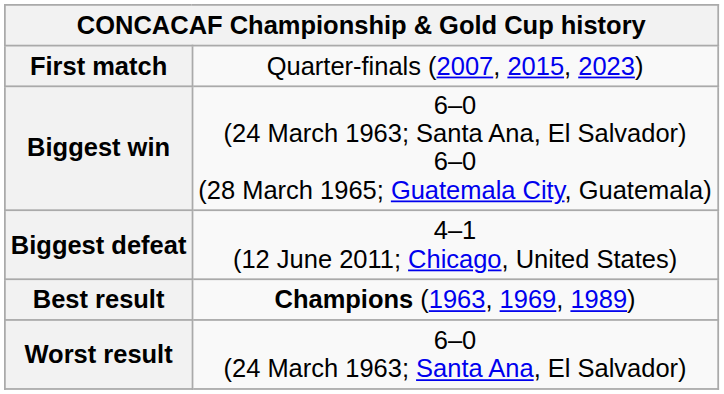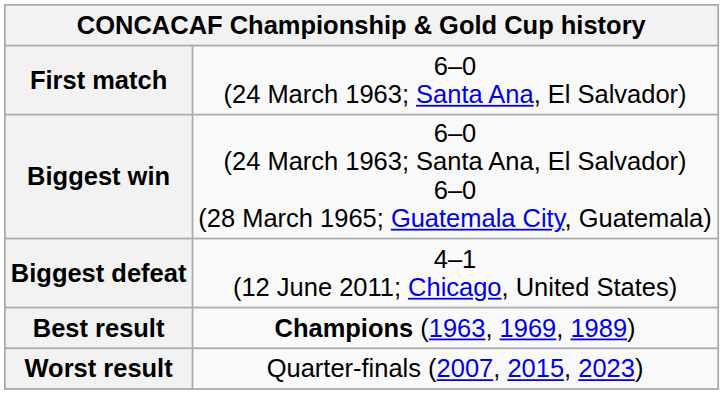(455, 66) Quarter-finals (2007, 2015, 2023) -> (455, 80) 6–0 (24 March 1963; Santa Ana, El Salvador)
(455, 354) 6–0 (24 March 1963; Santa Ana, El Salvador) -> (455, 368) Quarter-finals (2007, 2015, 2023)
